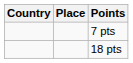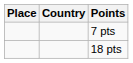columns swapped: (71, 13) <-> (29, 13)
